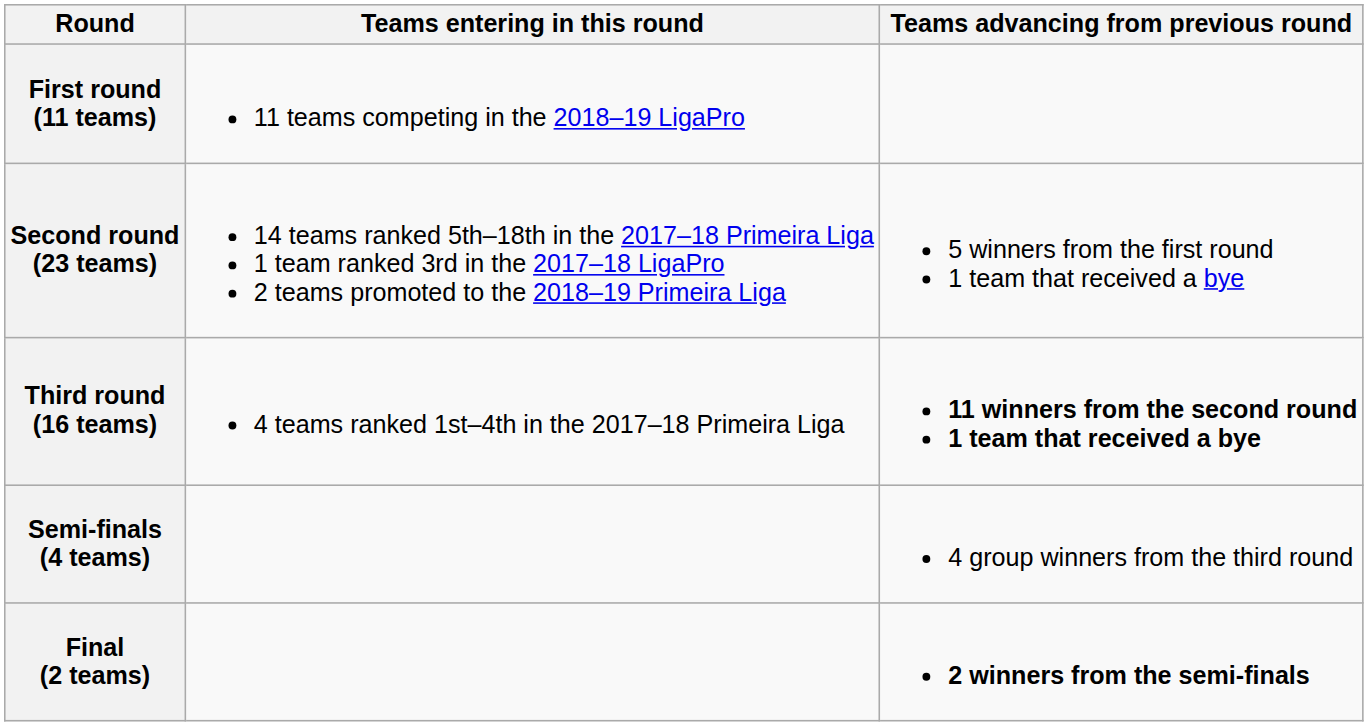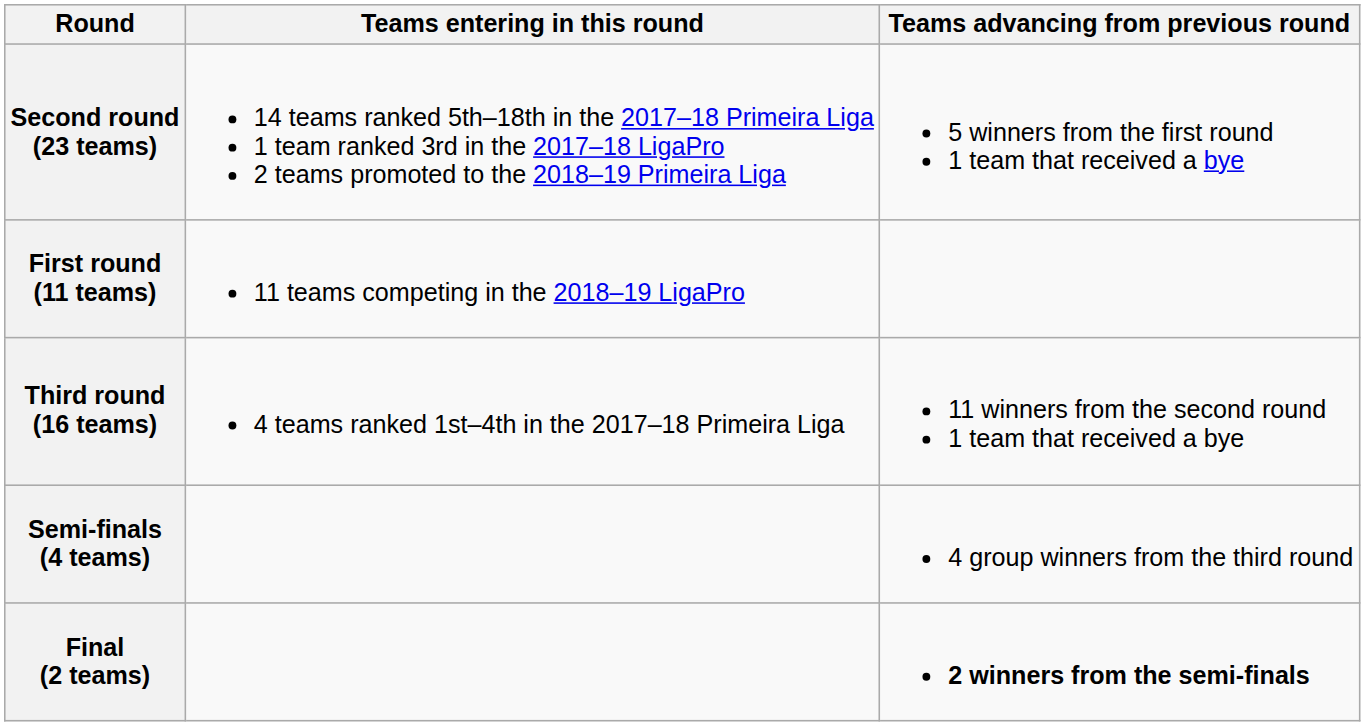rows swapped: (95, 103) <-> (95, 250)
(1121, 425) bold -> (1119, 425) normal
